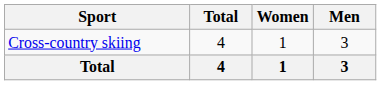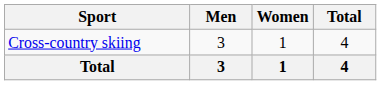columns swapped: (344, 17) <-> (221, 17)
